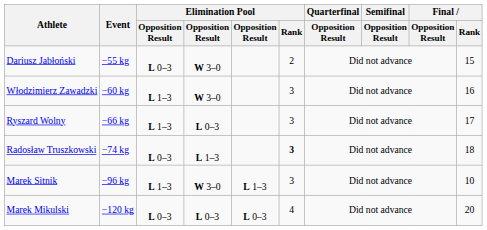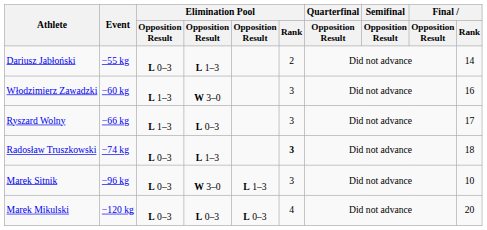(207, 68) W 3–0 -> (207, 68) L 1–3
(469, 61) 15 -> (469, 61) 14
(160, 187) L 1–3 -> (160, 187) L 0–3
